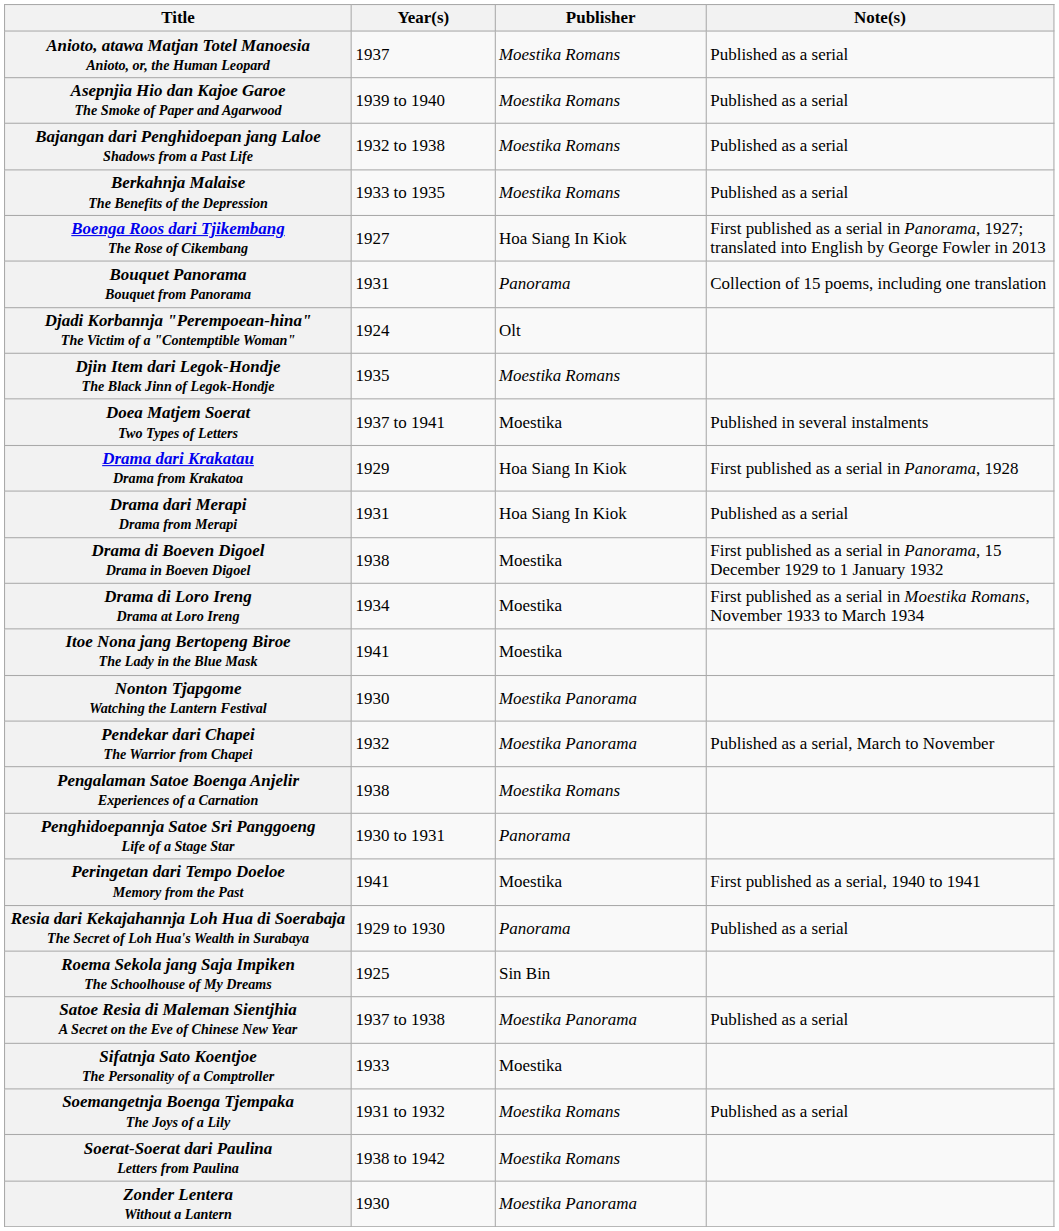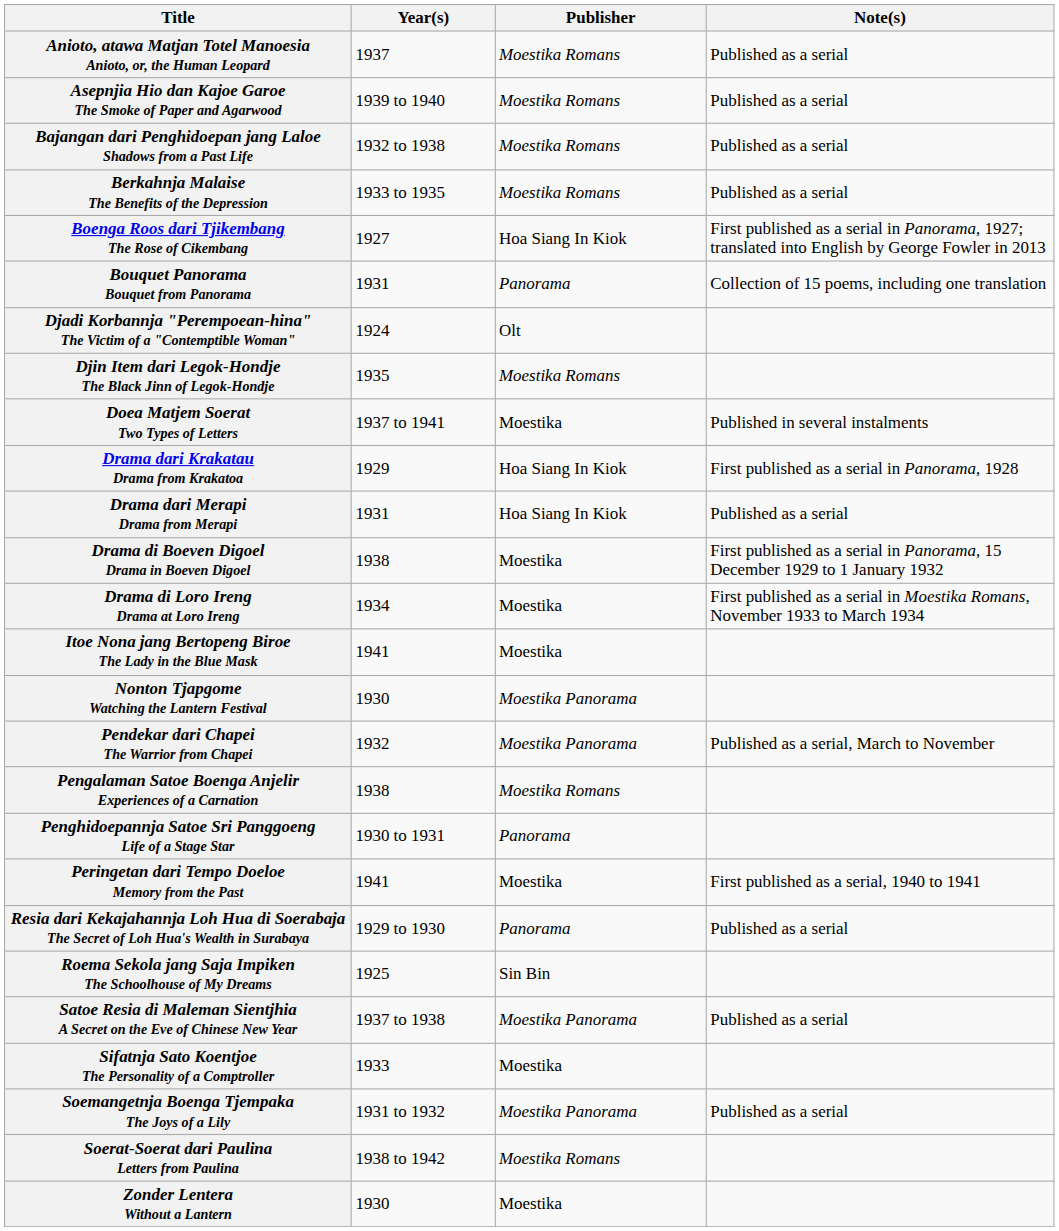(559, 1111) Moestika Romans -> (568, 1111) Moestika Panorama
(568, 1203) Moestika Panorama -> (531, 1203) Moestika
